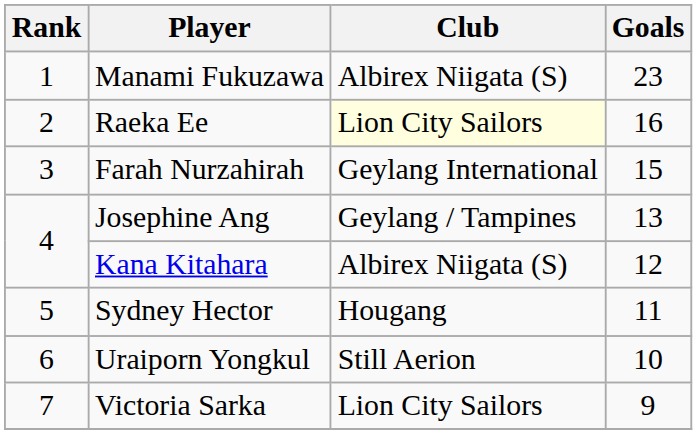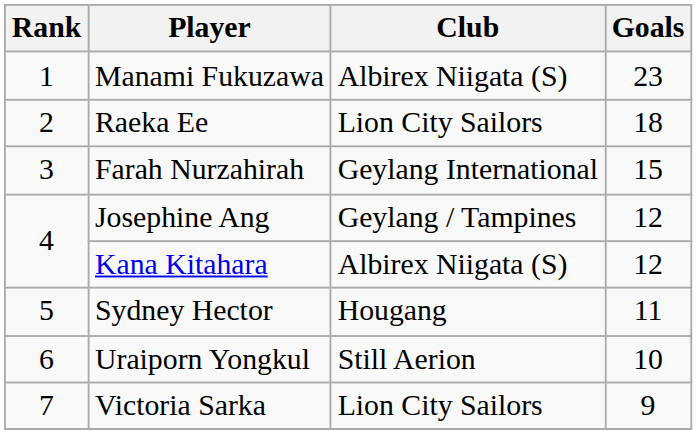(440, 122) lightyellow background -> (440, 122) no background
(648, 122) 16 -> (648, 122) 18
(648, 216) 13 -> (648, 216) 12
